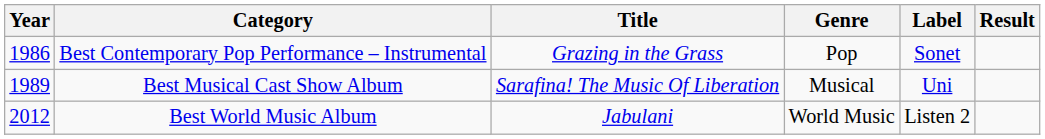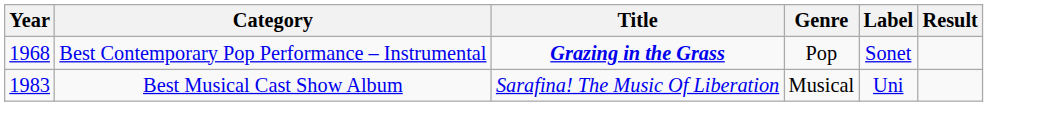(30, 52) 1986 -> (30, 52) 1968
(638, 52) normal -> (638, 52) bold
(30, 85) 1989 -> (30, 85) 1983
- row: (273, 117)
